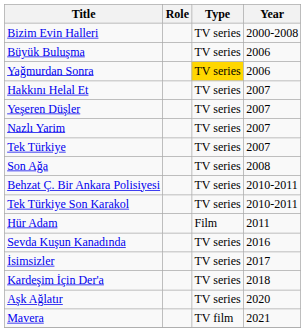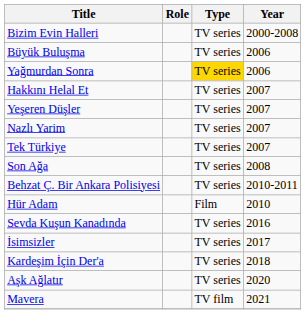- row: (68, 204)
(258, 223) 2011 -> (258, 204) 2010
